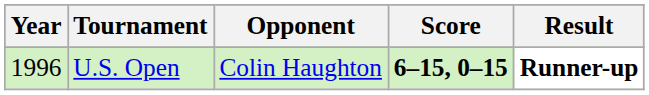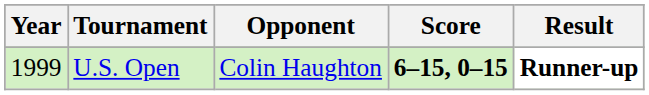(36, 67) 1996 -> (36, 67) 1999
